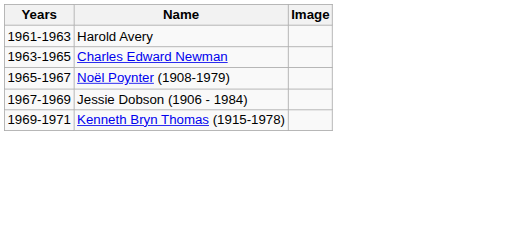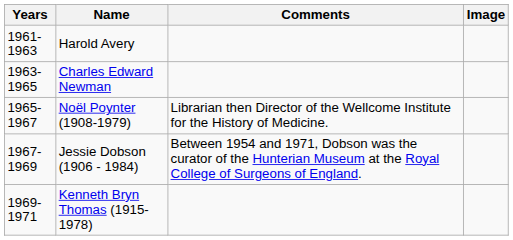+ column: (316, 15)
